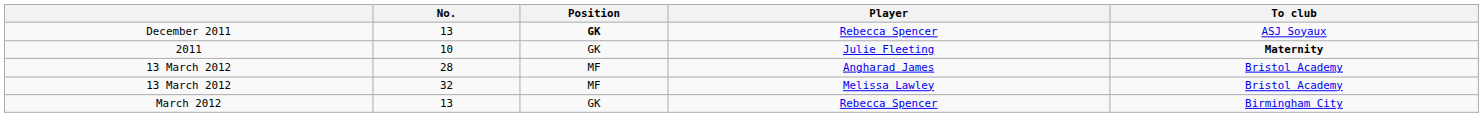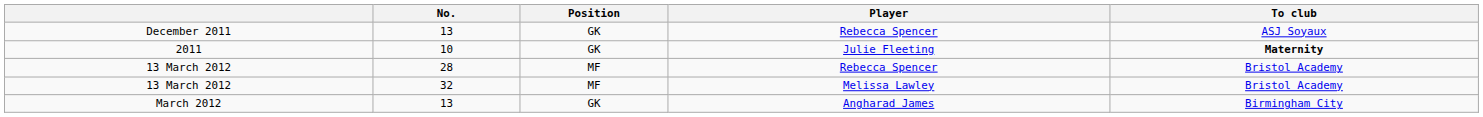(594, 32) bold -> (594, 32) normal
(889, 68) Angharad James -> (889, 68) Rebecca Spencer
(889, 104) Rebecca Spencer -> (889, 104) Angharad James
